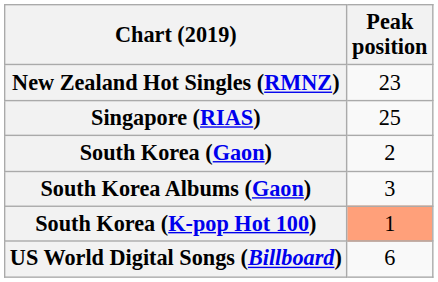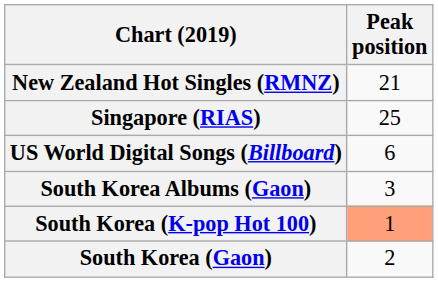(390, 82) 23 -> (390, 82) 21
rows swapped: (176, 152) <-> (176, 258)
